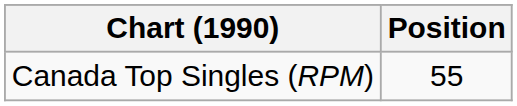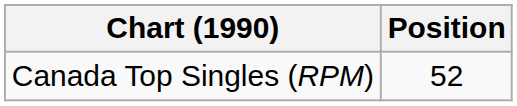(447, 75) 55 -> (447, 75) 52
